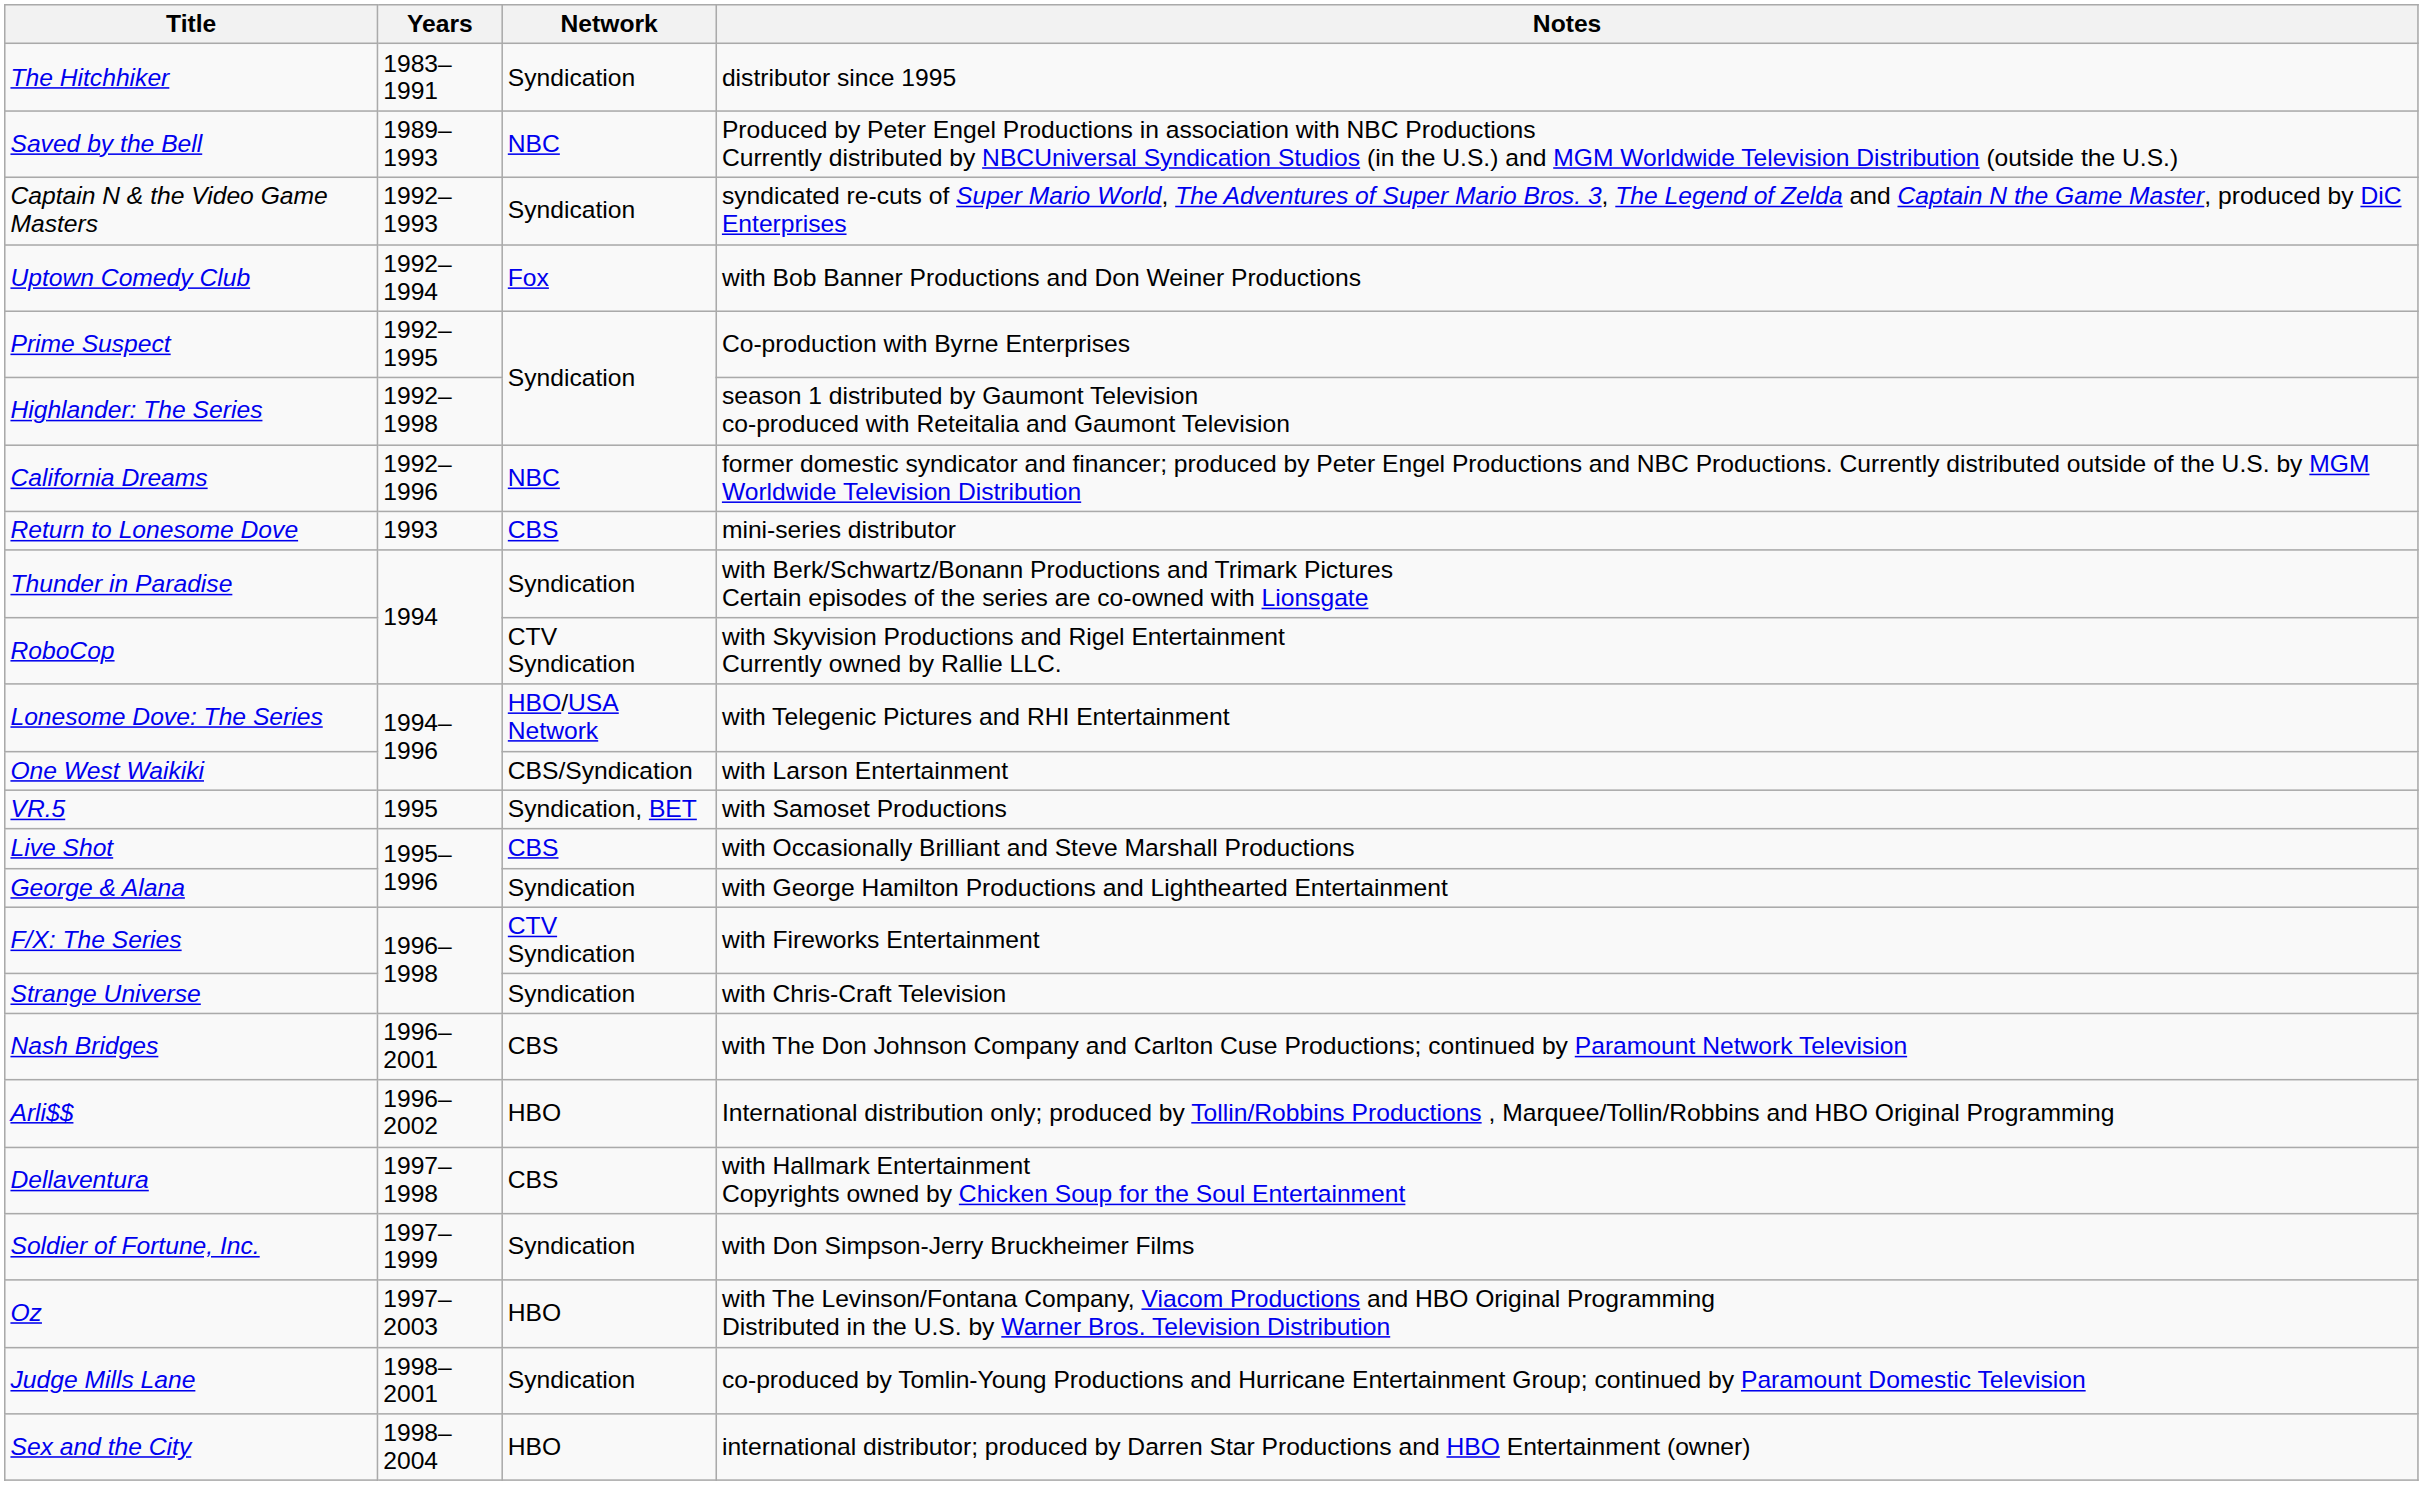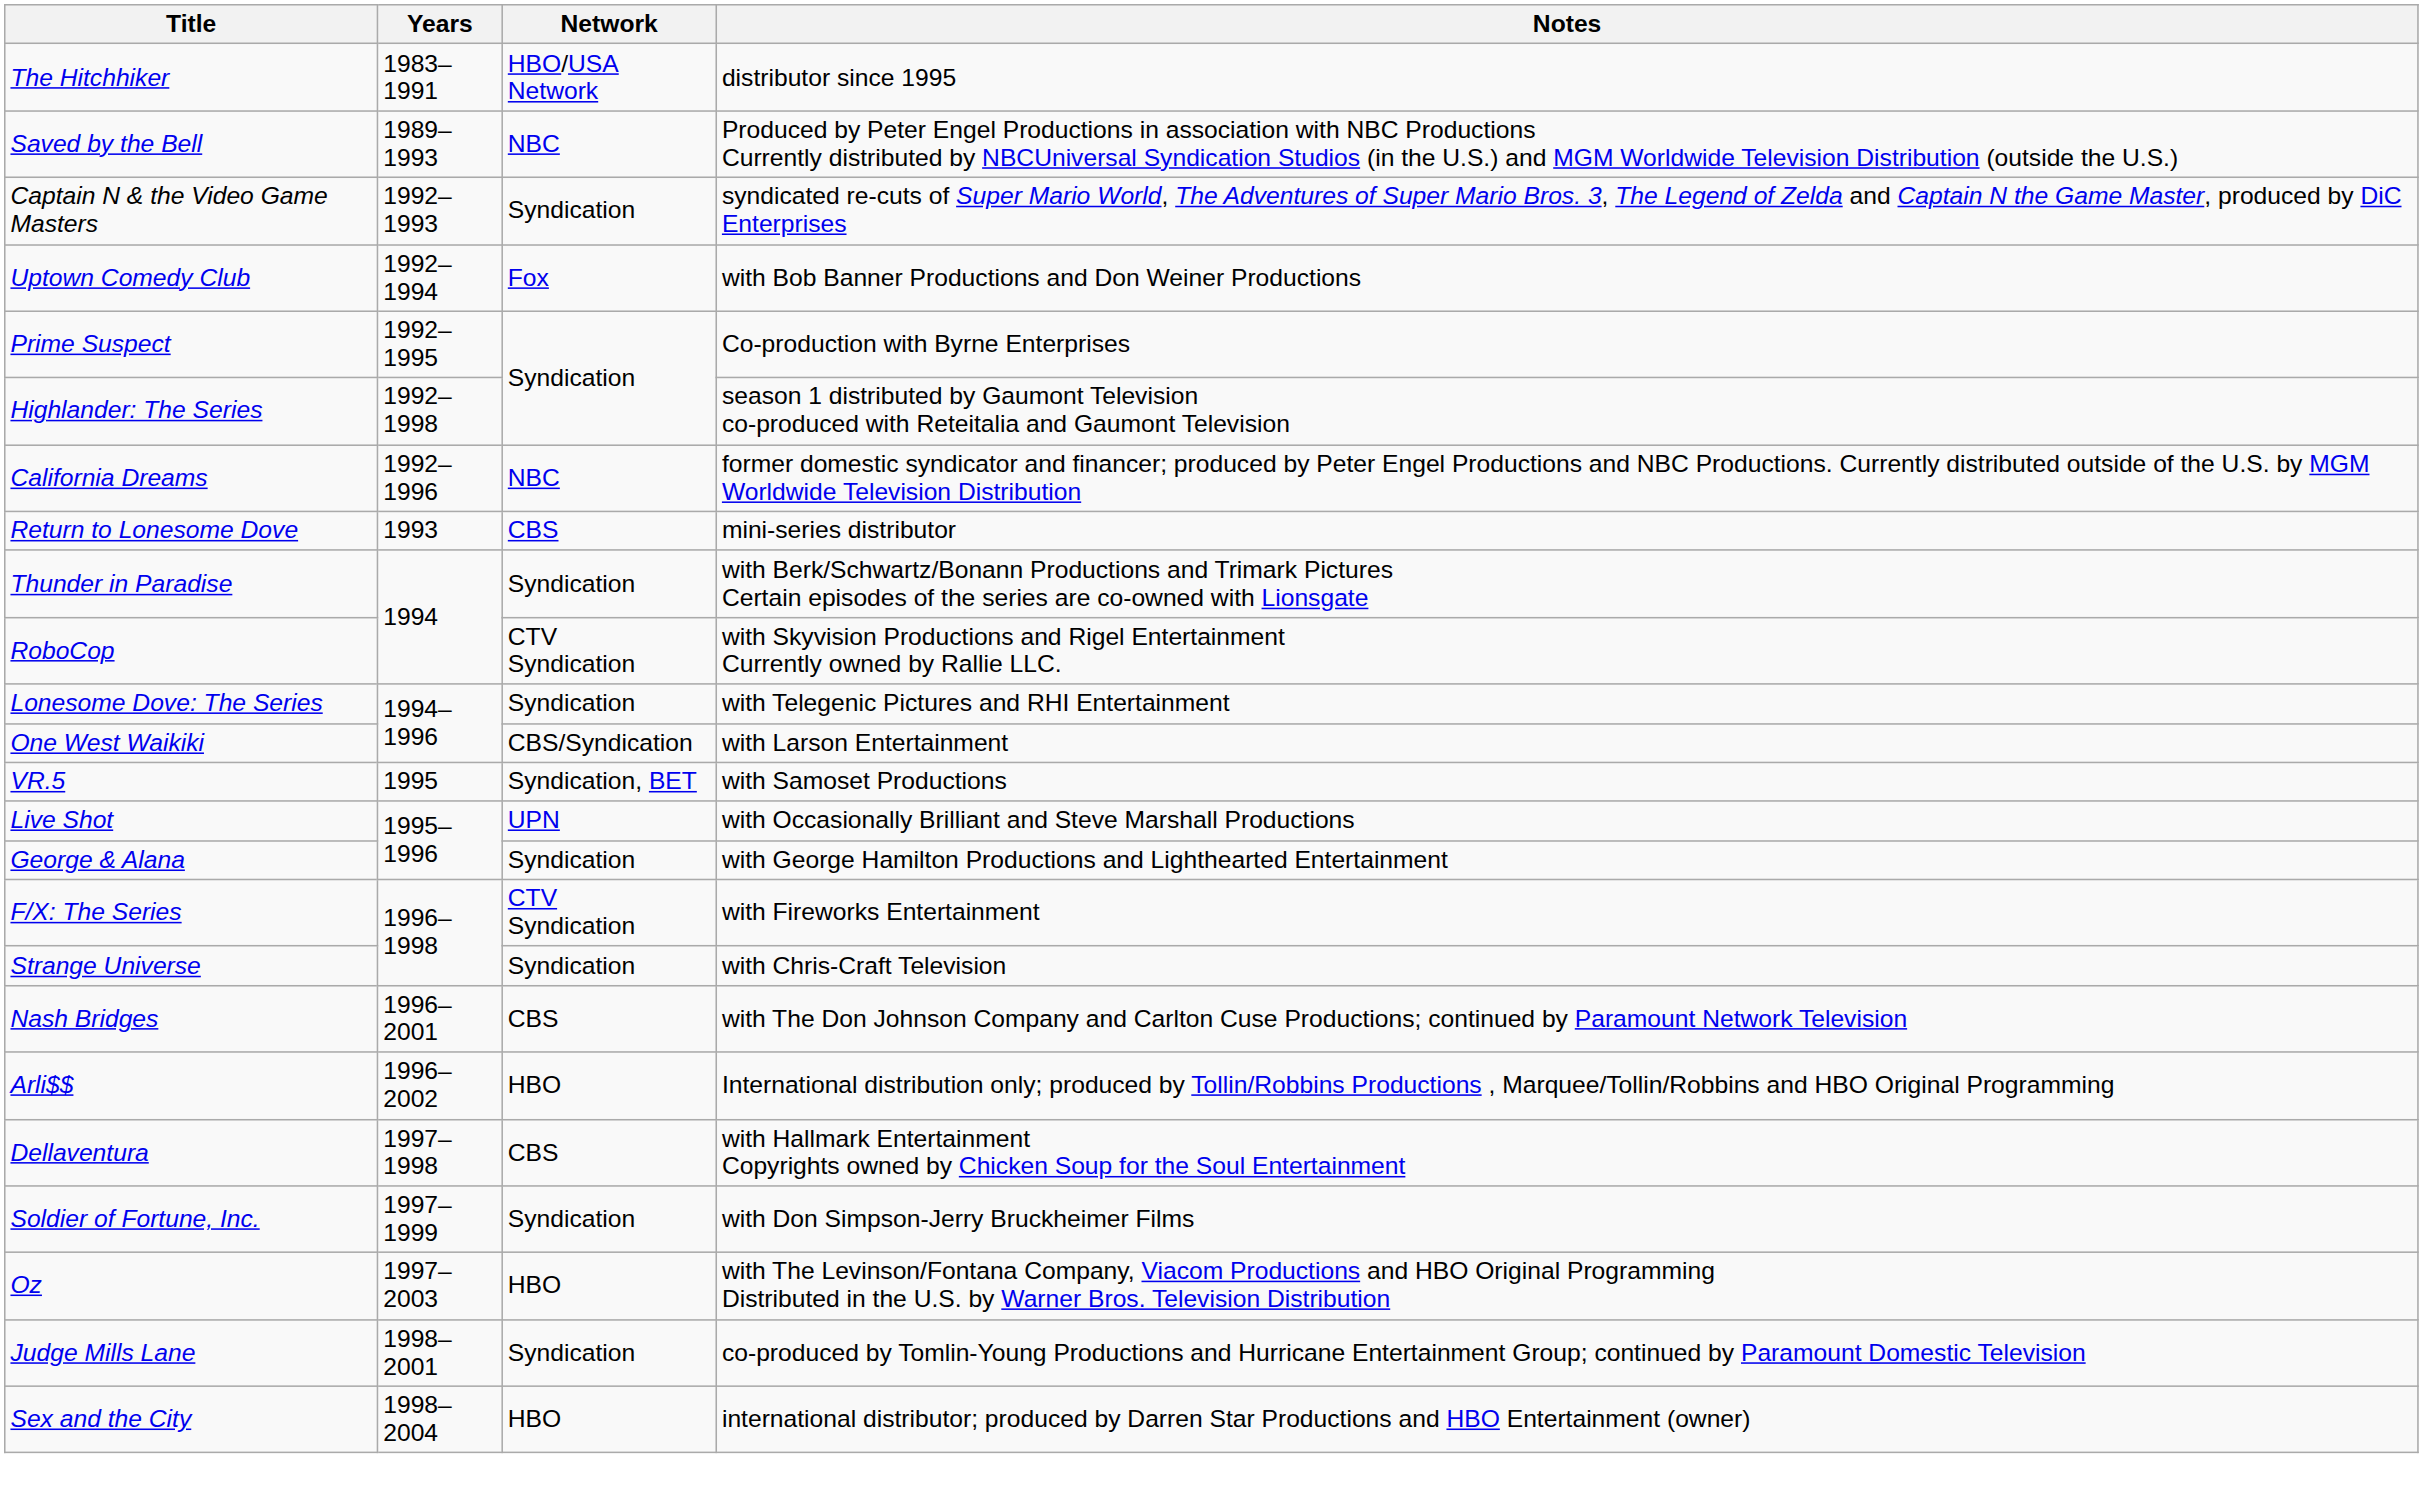(572, 76) Syndication -> (563, 76) HBO/USA Network
(563, 717) HBO/USA Network -> (572, 703) Syndication
(533, 848) CBS -> (534, 820) UPN
